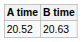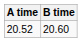(56, 29) 20.63 -> (56, 29) 20.60
